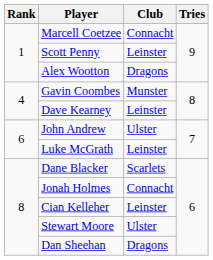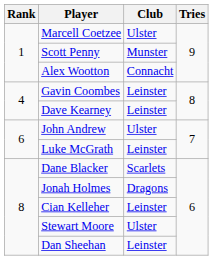(150, 33) Connacht -> (142, 33) Ulster
(147, 52) Leinster -> (147, 52) Munster
(147, 71) Dragons -> (150, 71) Connacht
(147, 91) Munster -> (147, 91) Leinster
(150, 187) Connacht -> (147, 187) Dragons
(147, 245) Dragons -> (147, 245) Leinster
